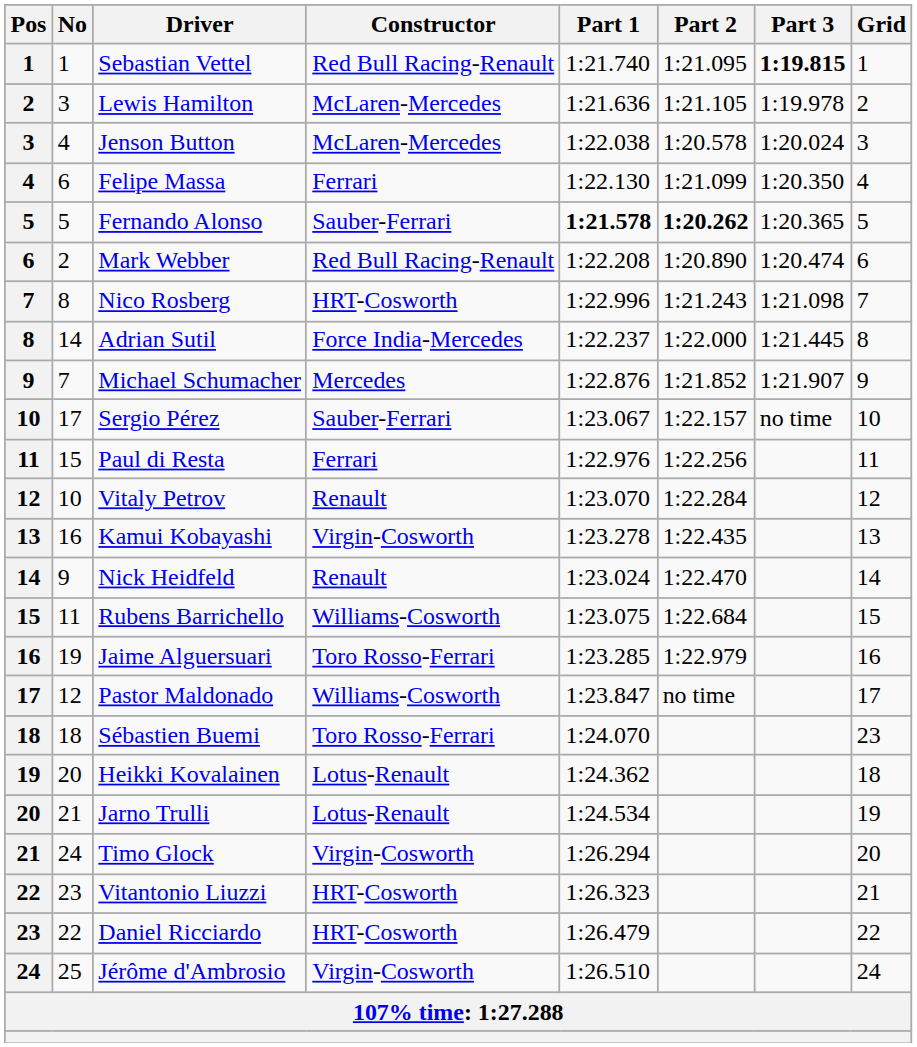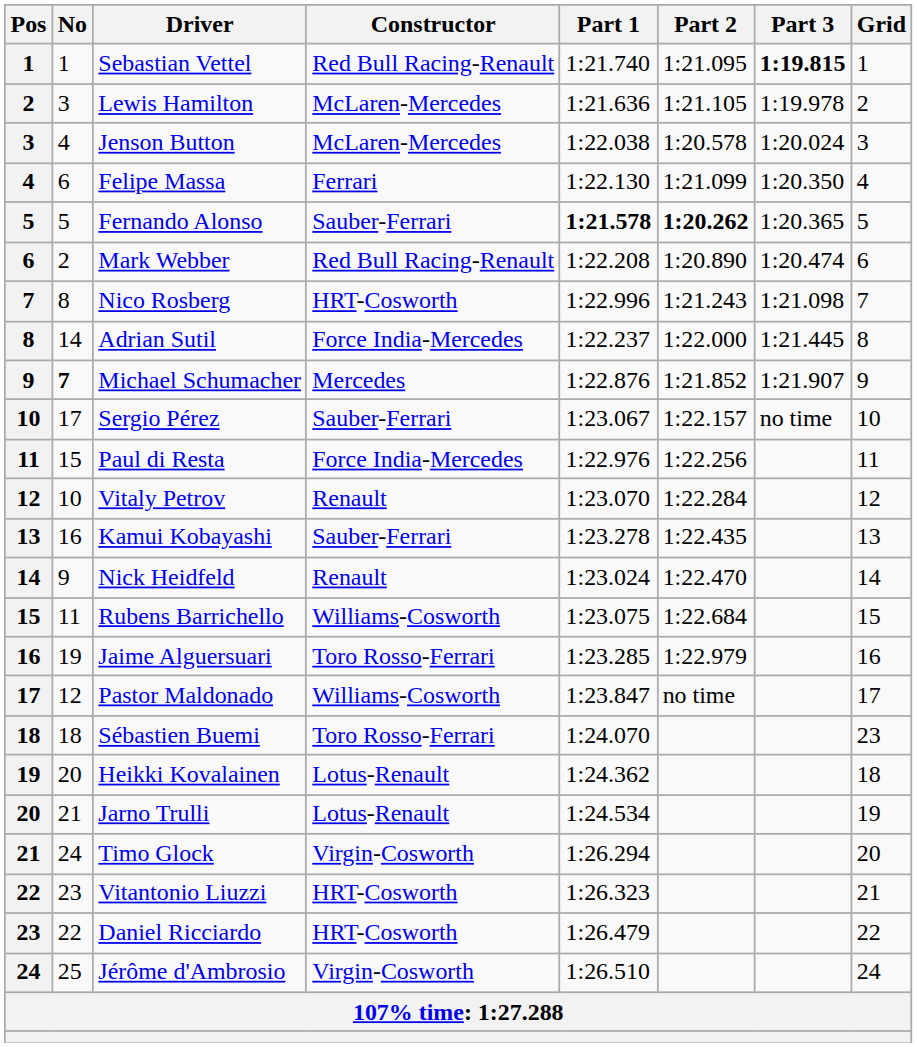(64, 379) normal -> (64, 379) bold
(345, 458) Ferrari -> (418, 458) Force India-Mercedes
(393, 537) Virgin-Cosworth -> (382, 537) Sauber-Ferrari
